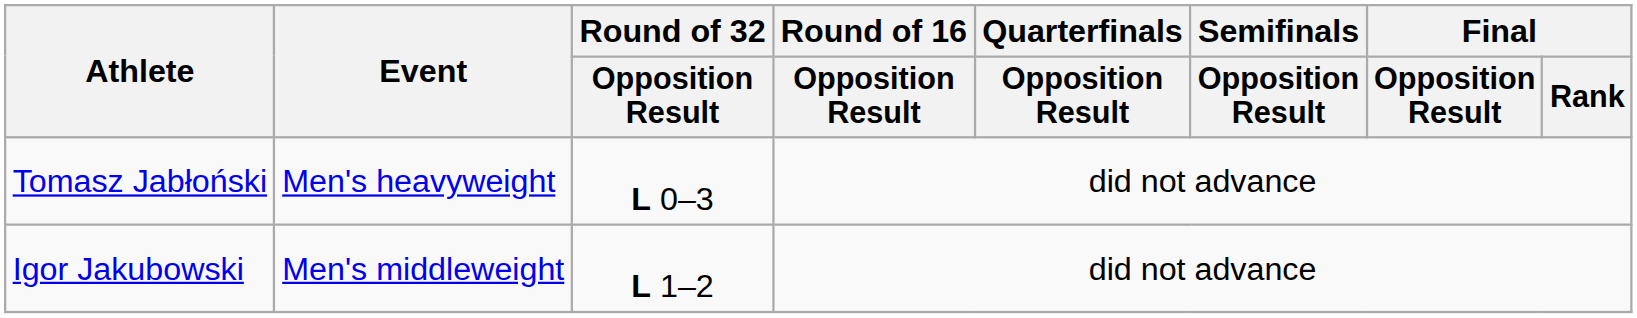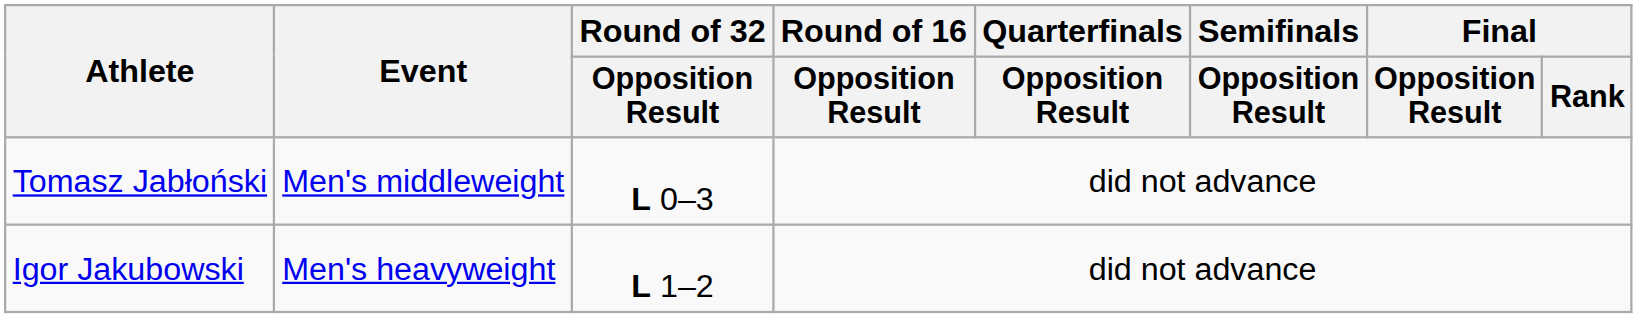(419, 182) Men's heavyweight -> (423, 182) Men's middleweight
(423, 268) Men's middleweight -> (419, 268) Men's heavyweight
